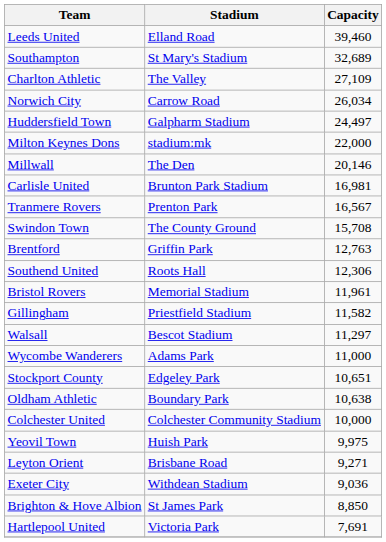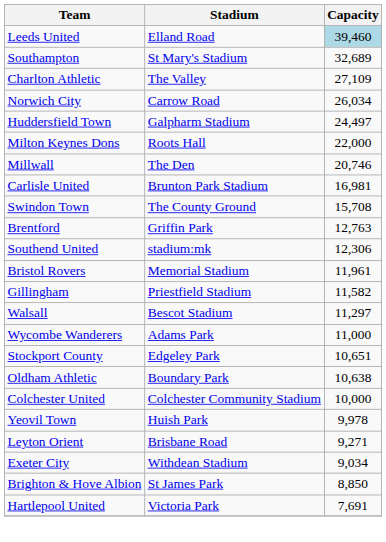(353, 36) no background -> (353, 36) lightblue background
(179, 143) stadium:mk -> (177, 143) Roots Hall
(353, 164) 20,146 -> (353, 164) 20,746
- row: (54, 206)
(177, 270) Roots Hall -> (179, 249) stadium:mk
(353, 441) 9,975 -> (353, 420) 9,978
(353, 484) 9,036 -> (353, 462) 9,034
